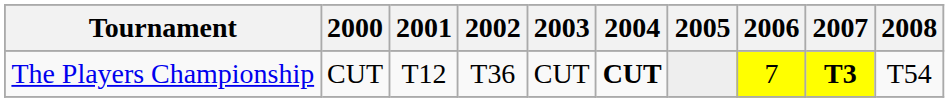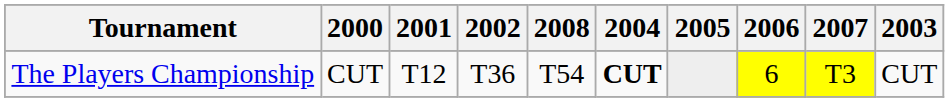columns swapped: (562, 27) <-> (909, 27)
(772, 73) 7 -> (772, 73) 6
(840, 73) bold -> (840, 73) normal
